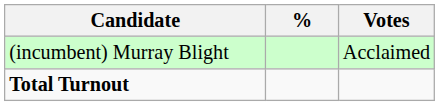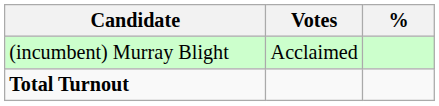columns swapped: (387, 20) <-> (302, 20)
